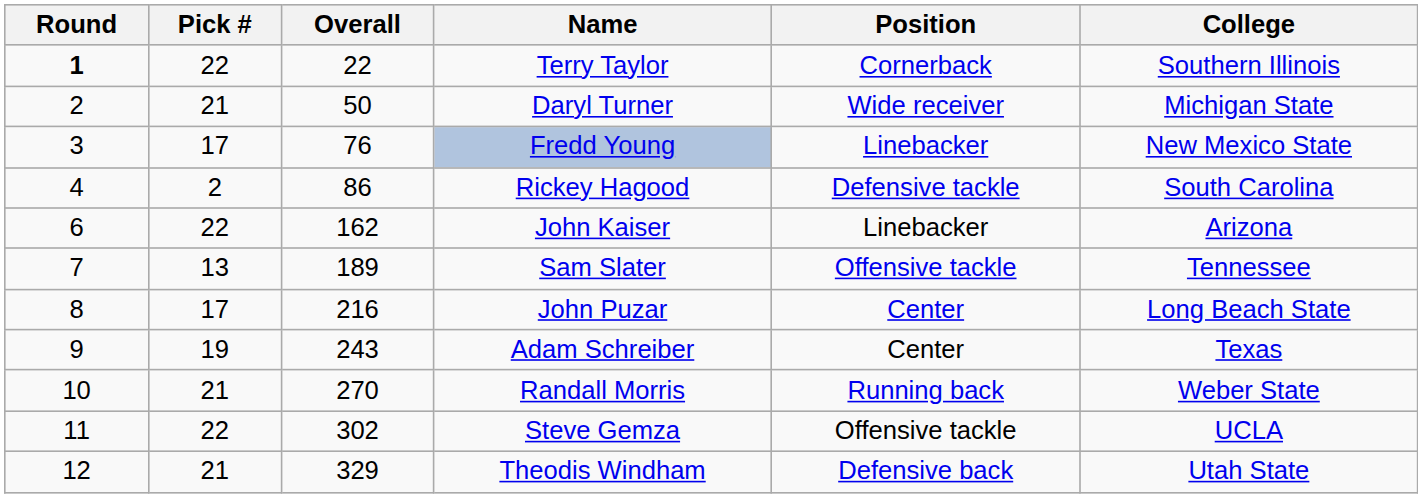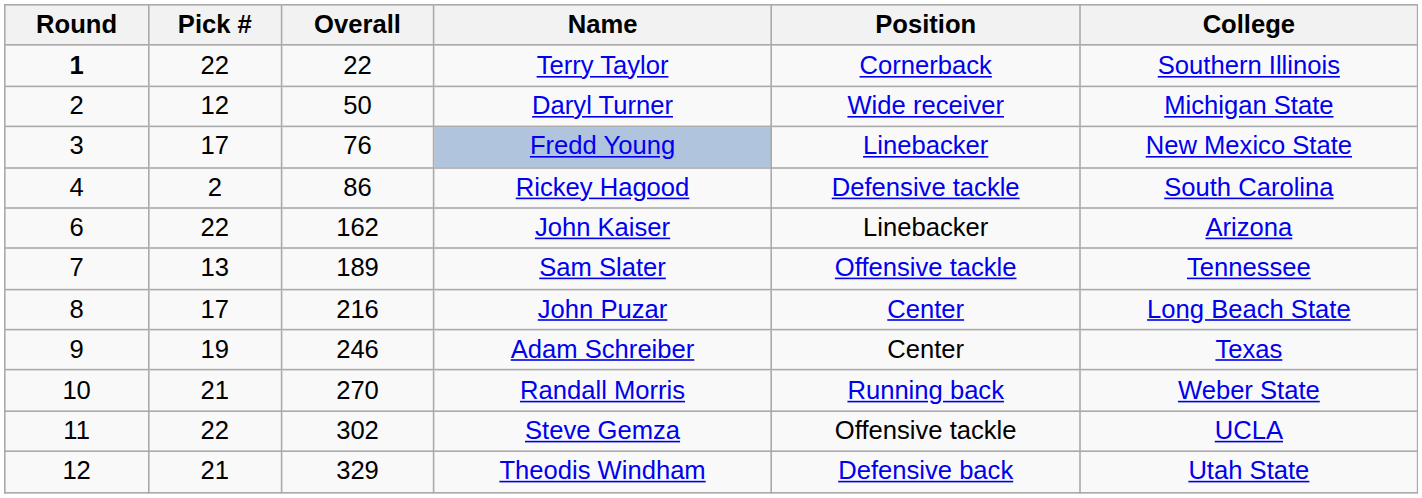(215, 106) 21 -> (215, 106) 12
(358, 349) 243 -> (358, 349) 246
